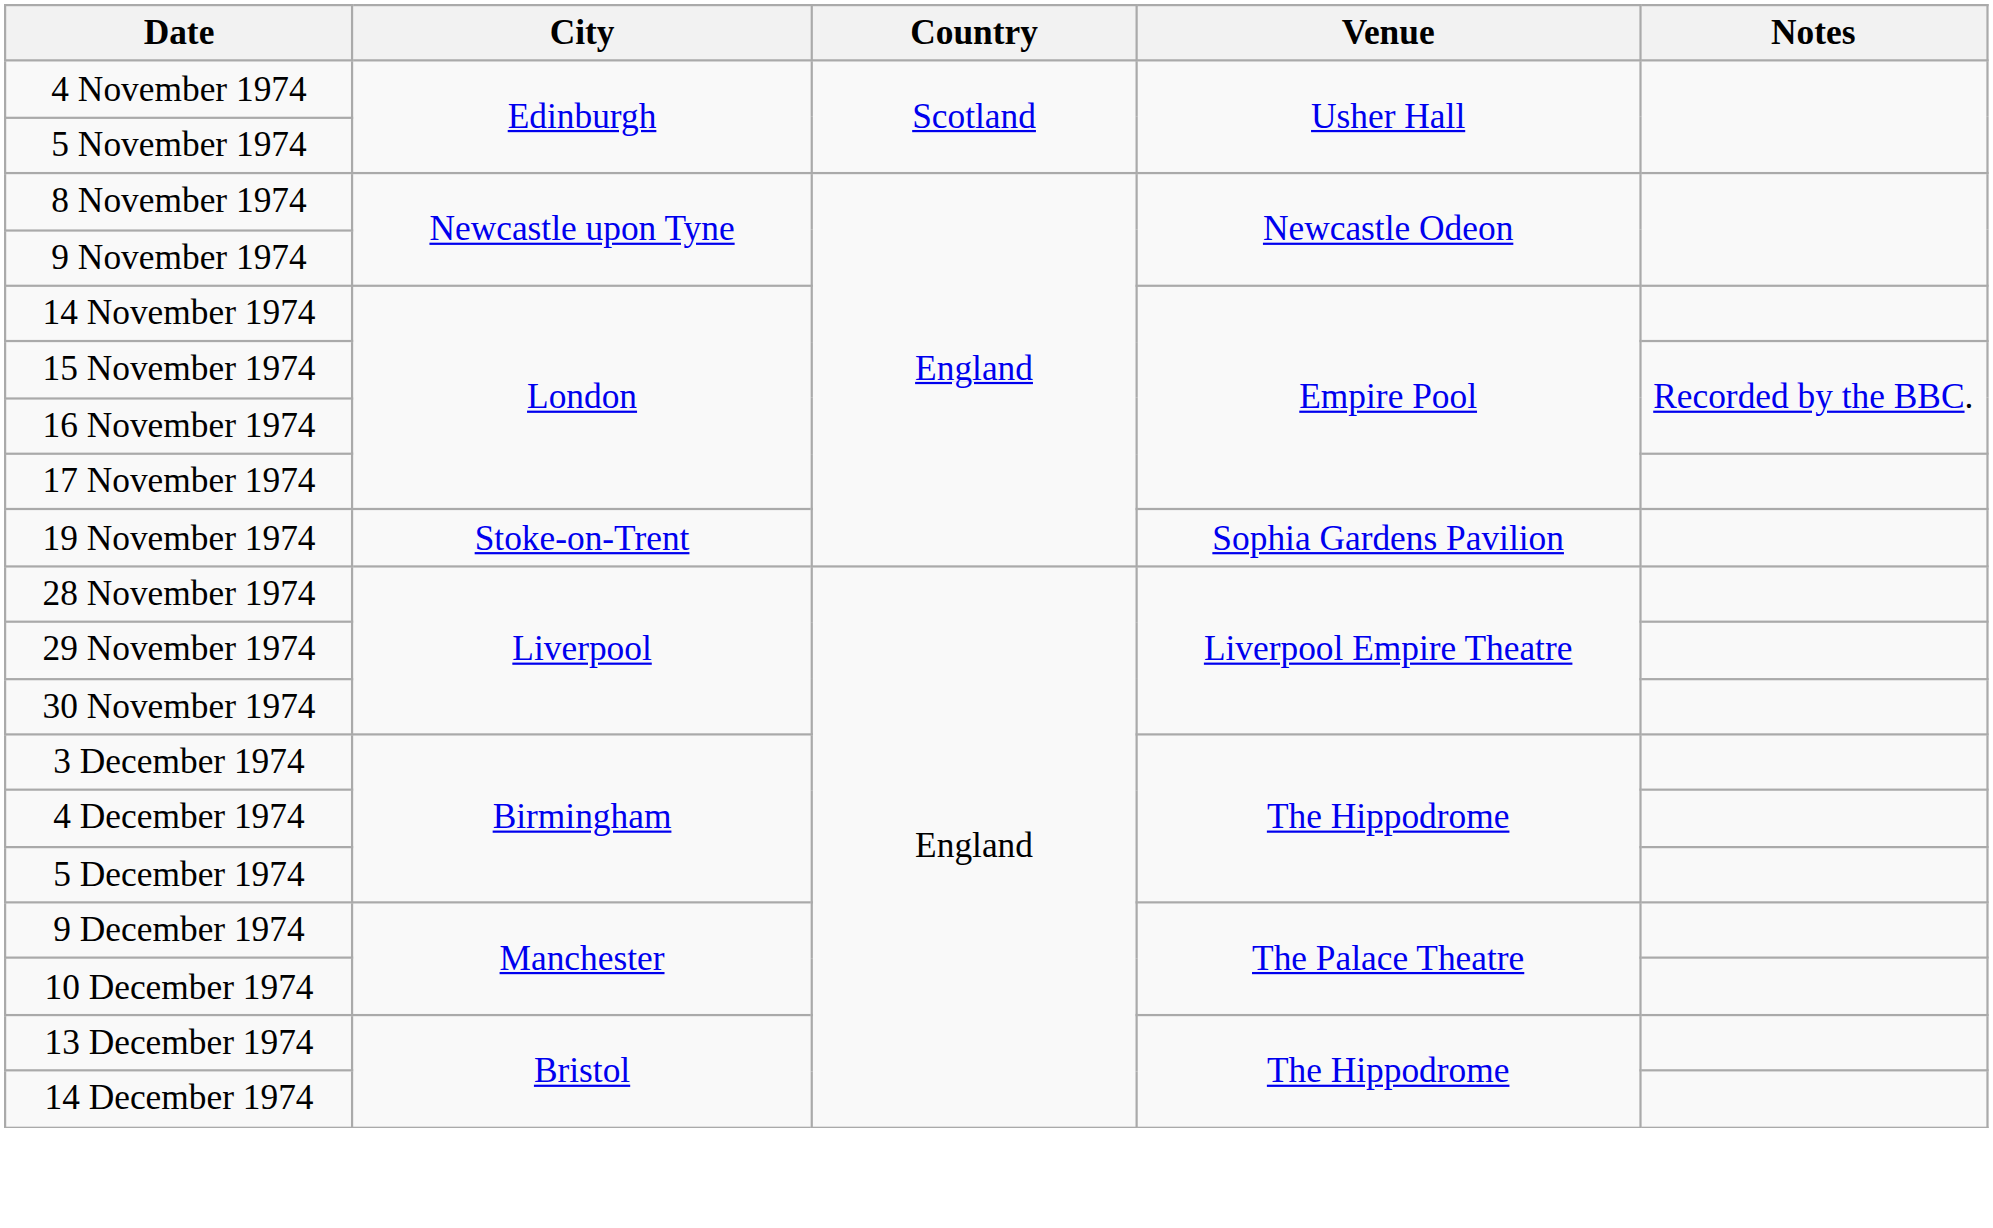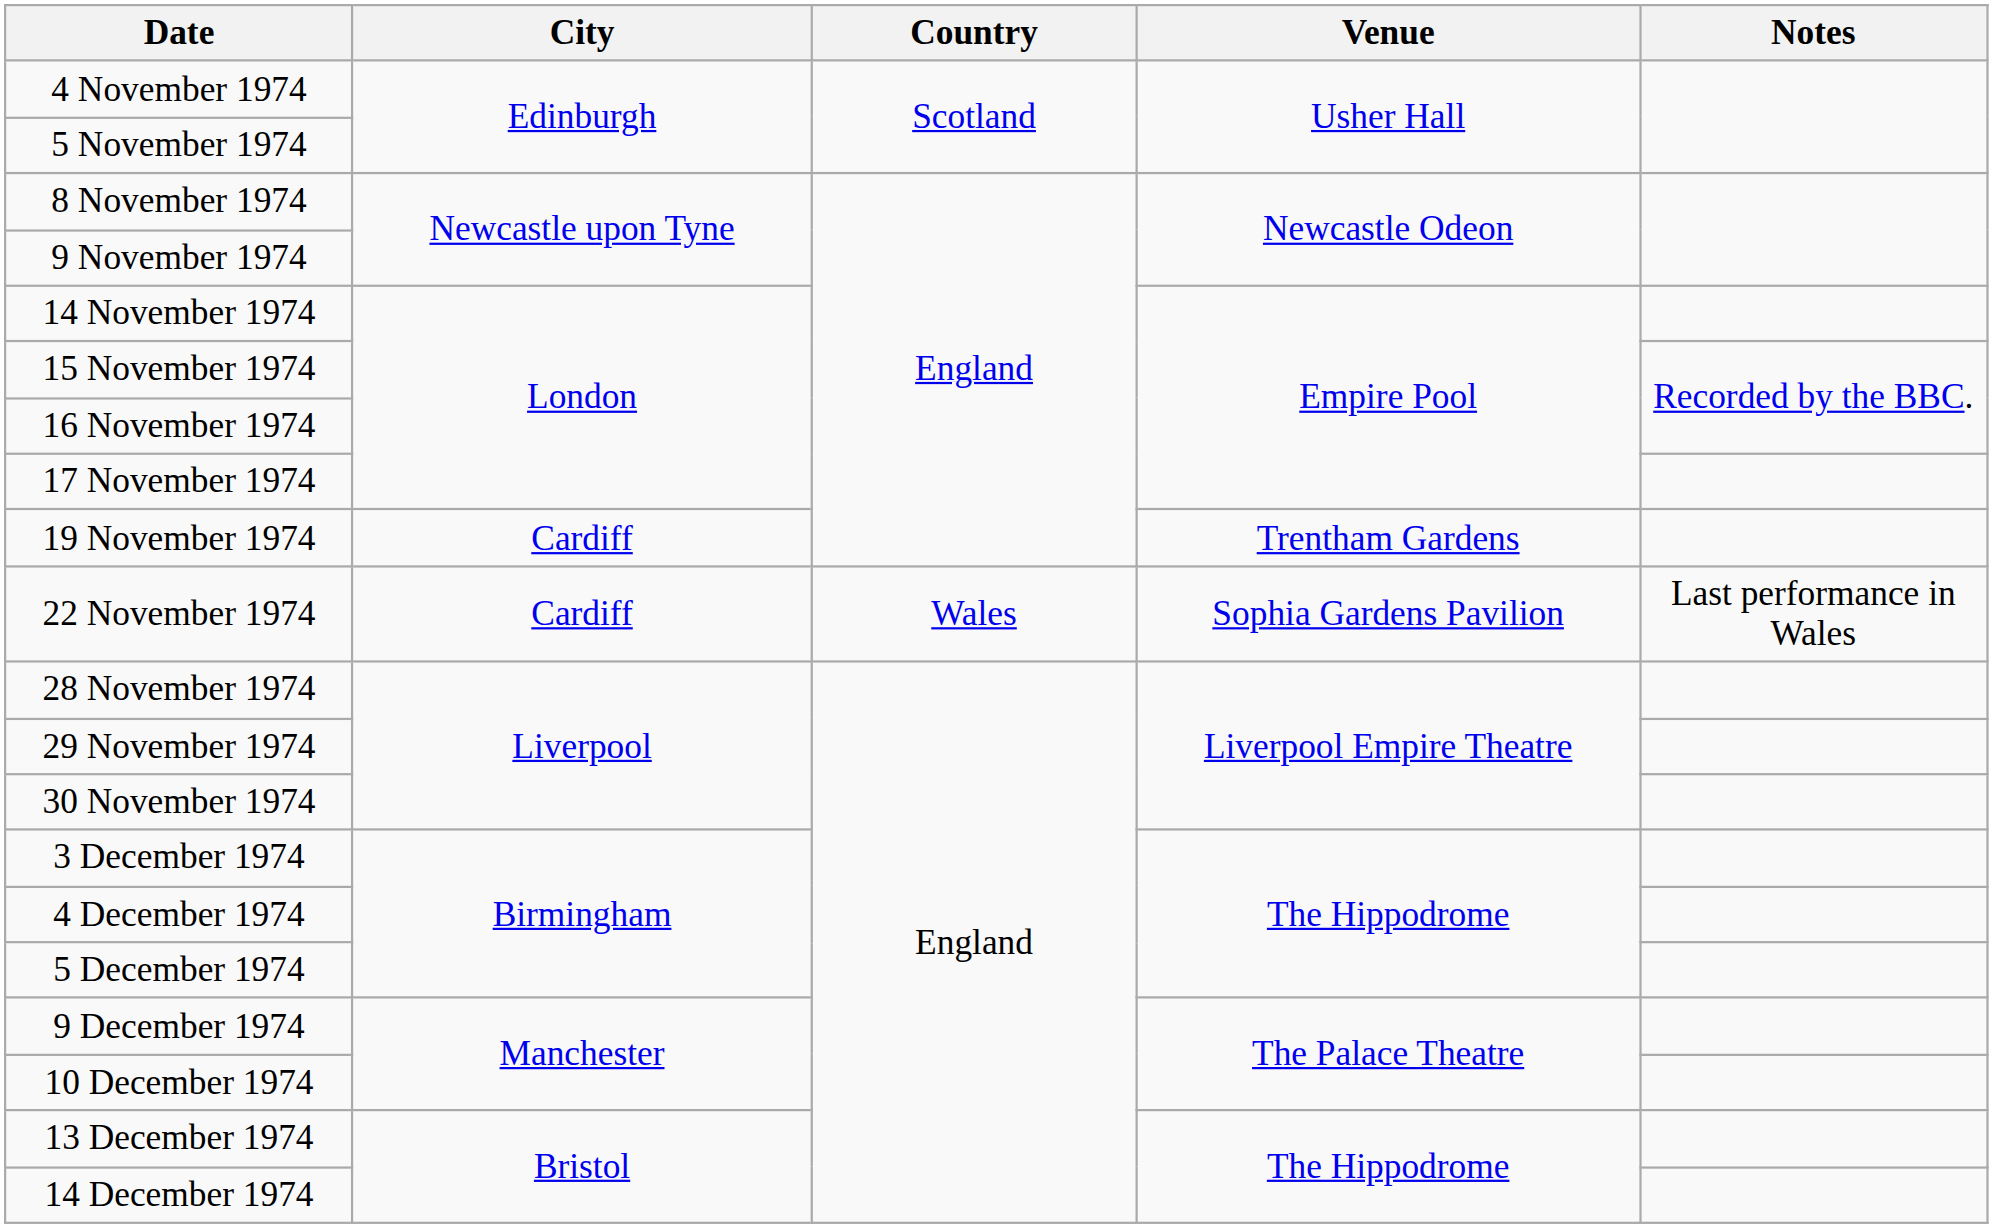(582, 537) Stoke-on-Trent -> (582, 537) Cardiff
(1388, 537) Sophia Gardens Pavilion -> (1388, 537) Trentham Gardens
+ row: (179, 613)
